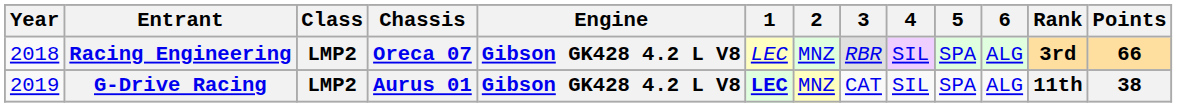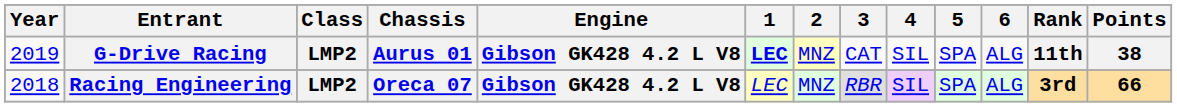rows swapped: (180, 54) <-> (180, 86)
